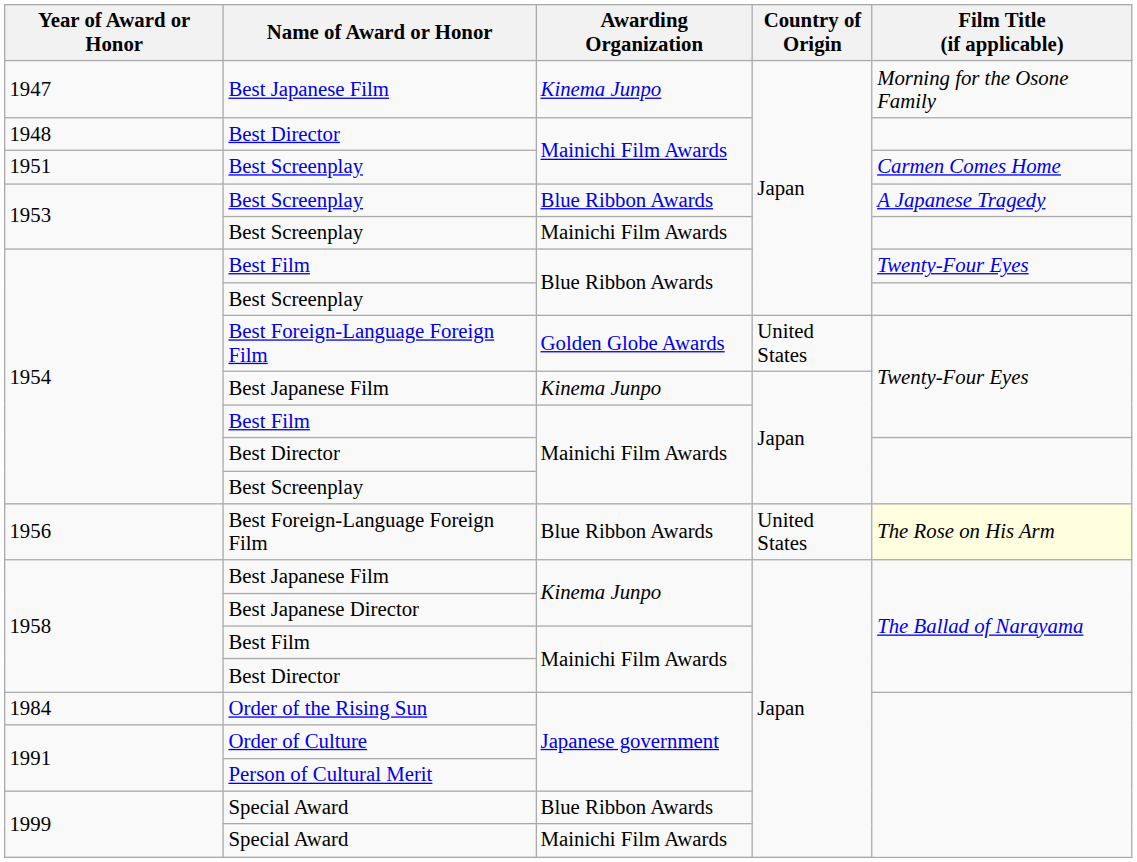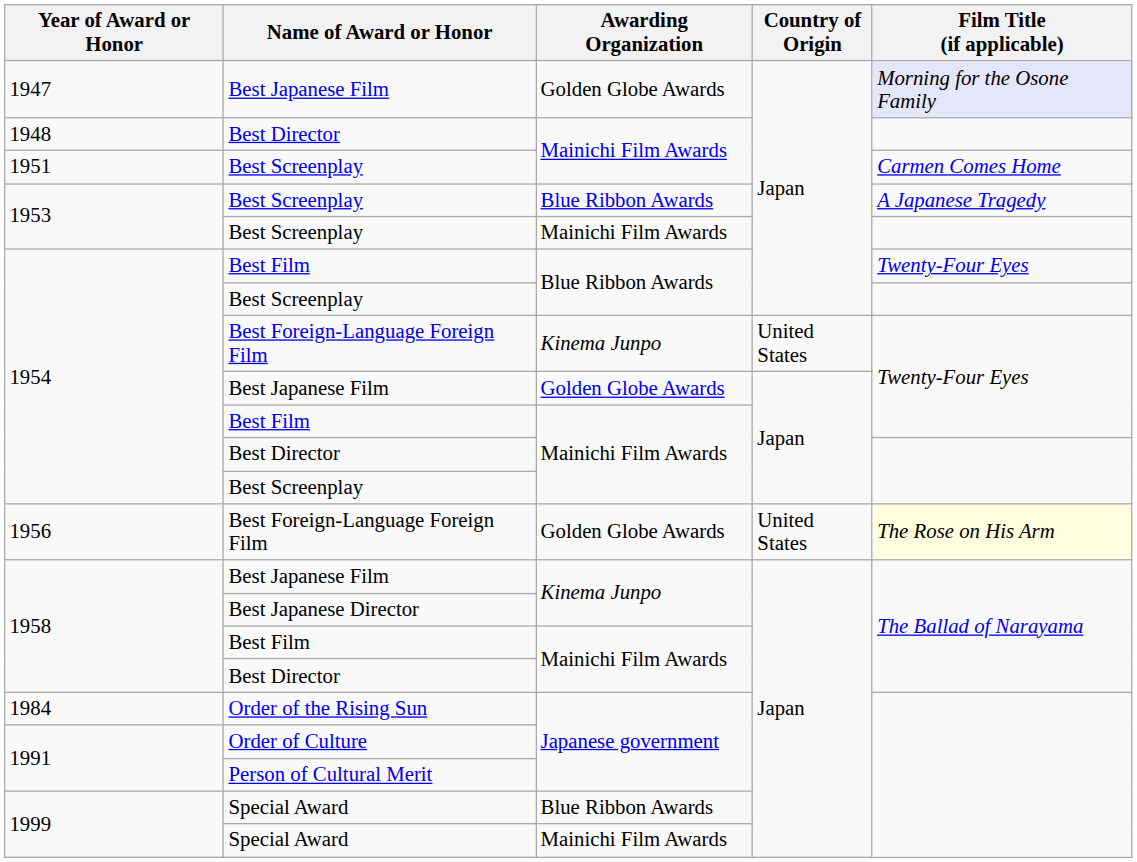(601, 89) Kinema Junpo -> (633, 89) Golden Globe Awards
(973, 89) no background -> (973, 89) lavender background
(633, 343) Golden Globe Awards -> (601, 343) Kinema Junpo
(601, 388) Kinema Junpo -> (633, 388) Golden Globe Awards
(627, 531) Blue Ribbon Awards -> (633, 531) Golden Globe Awards
